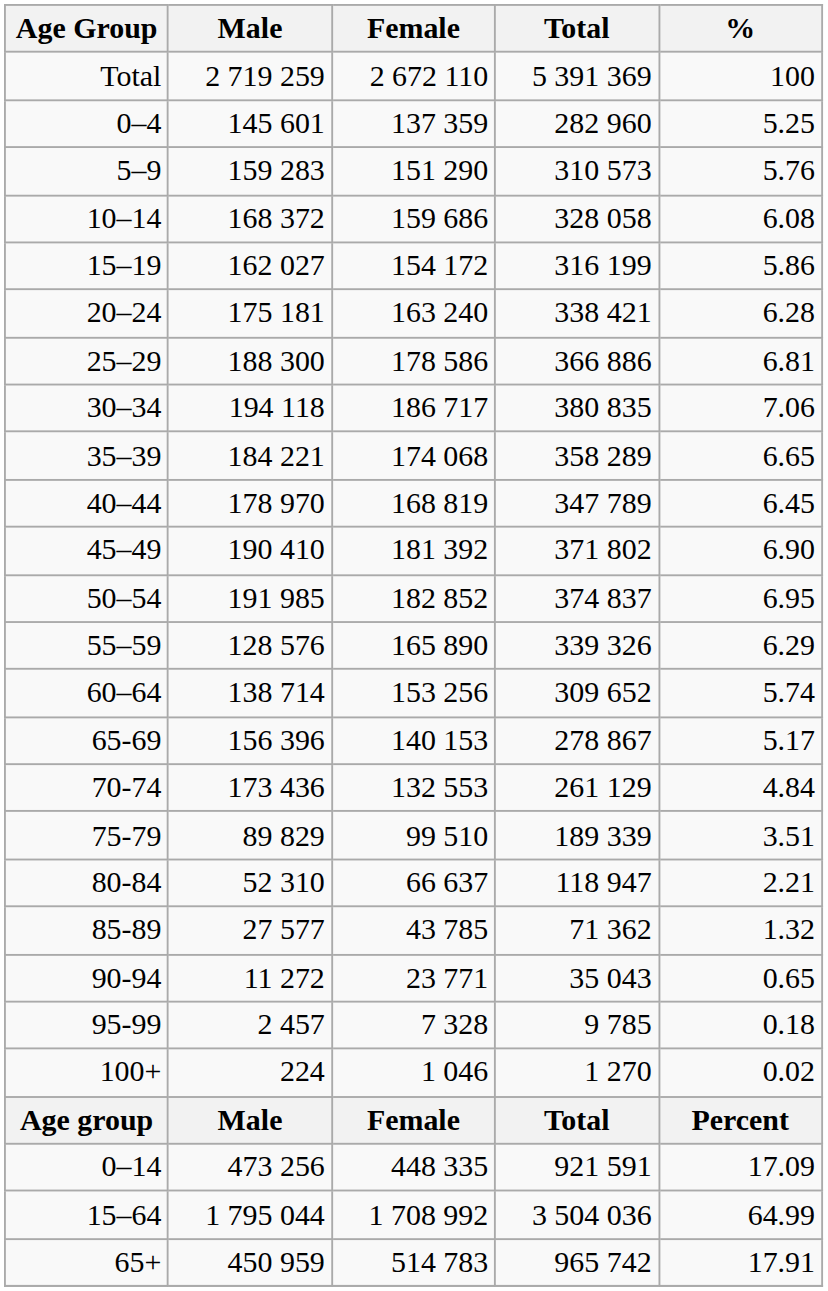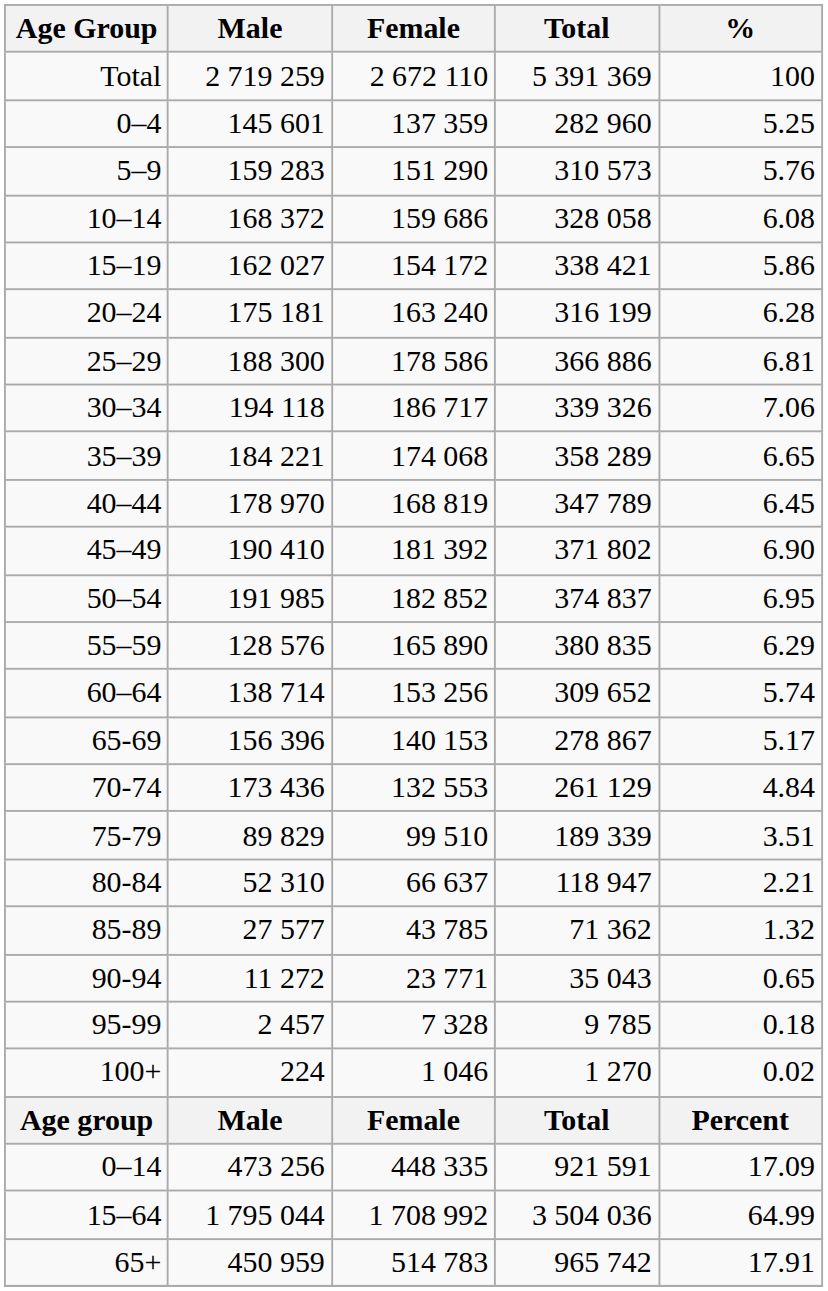(603, 265) 316 199 -> (603, 265) 338 421
(603, 312) 338 421 -> (603, 312) 316 199
(603, 407) 380 835 -> (603, 407) 339 326
(603, 645) 339 326 -> (603, 645) 380 835
